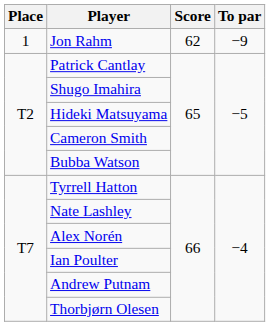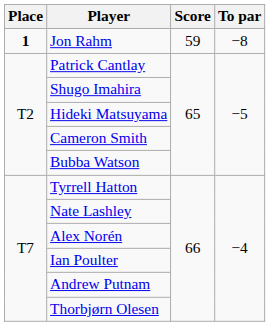(25, 41) normal -> (25, 41) bold
(193, 41) 62 -> (193, 41) 59
(240, 41) −9 -> (240, 41) −8
